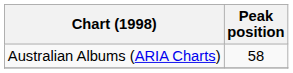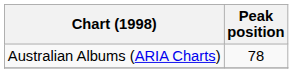(256, 56) 58 -> (256, 56) 78
